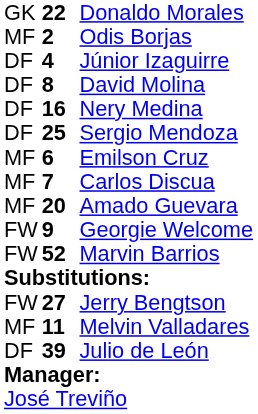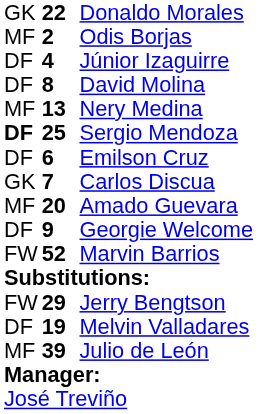(18, 109) DF -> (20, 109) MF
(54, 109) 16 -> (54, 109) 13
(18, 133) normal -> (18, 133) bold
(20, 157) MF -> (18, 157) DF
(20, 181) MF -> (20, 181) GK
(21, 230) FW -> (18, 230) DF
(54, 302) 27 -> (54, 302) 29
(20, 326) MF -> (18, 326) DF
(53, 326) 11 -> (54, 326) 19
(18, 350) DF -> (20, 350) MF
